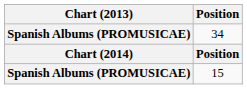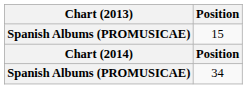rows swapped: (218, 73) <-> (218, 34)
